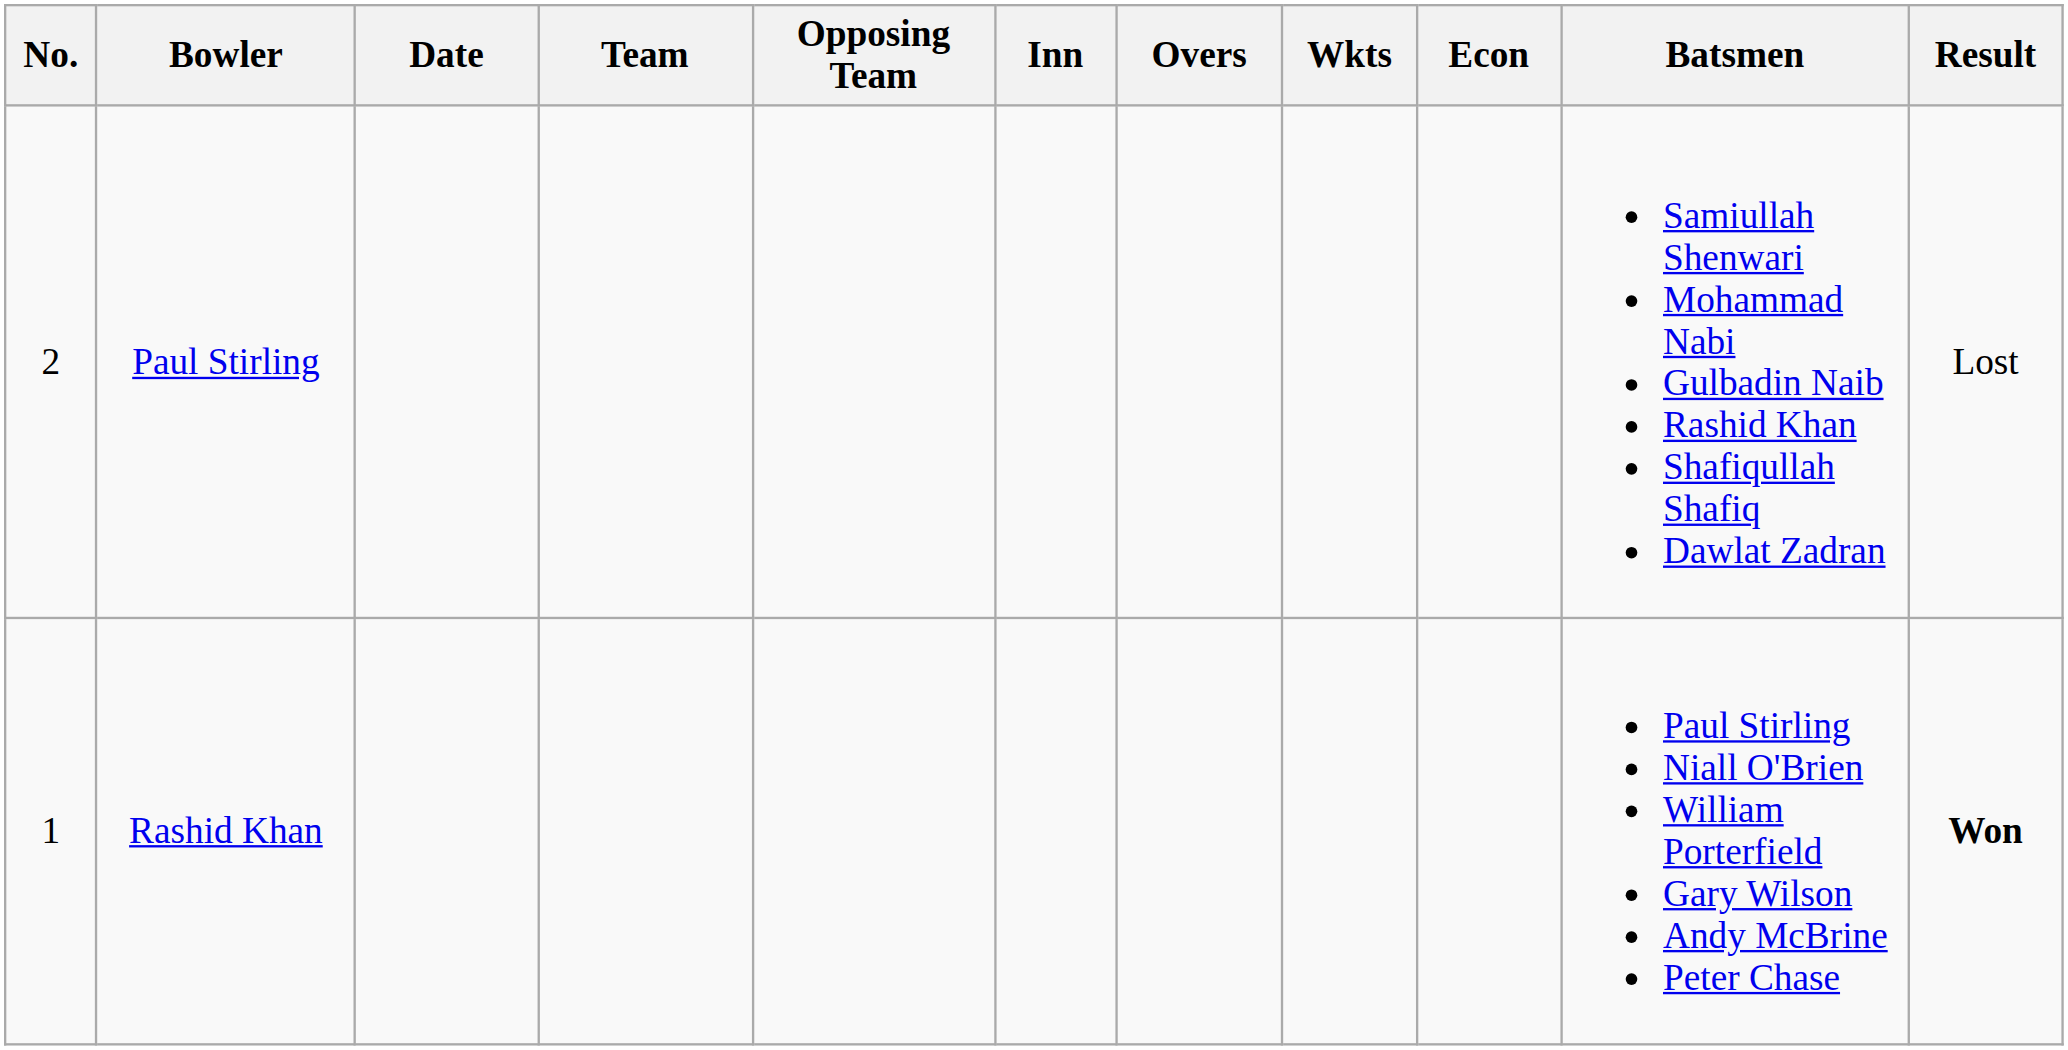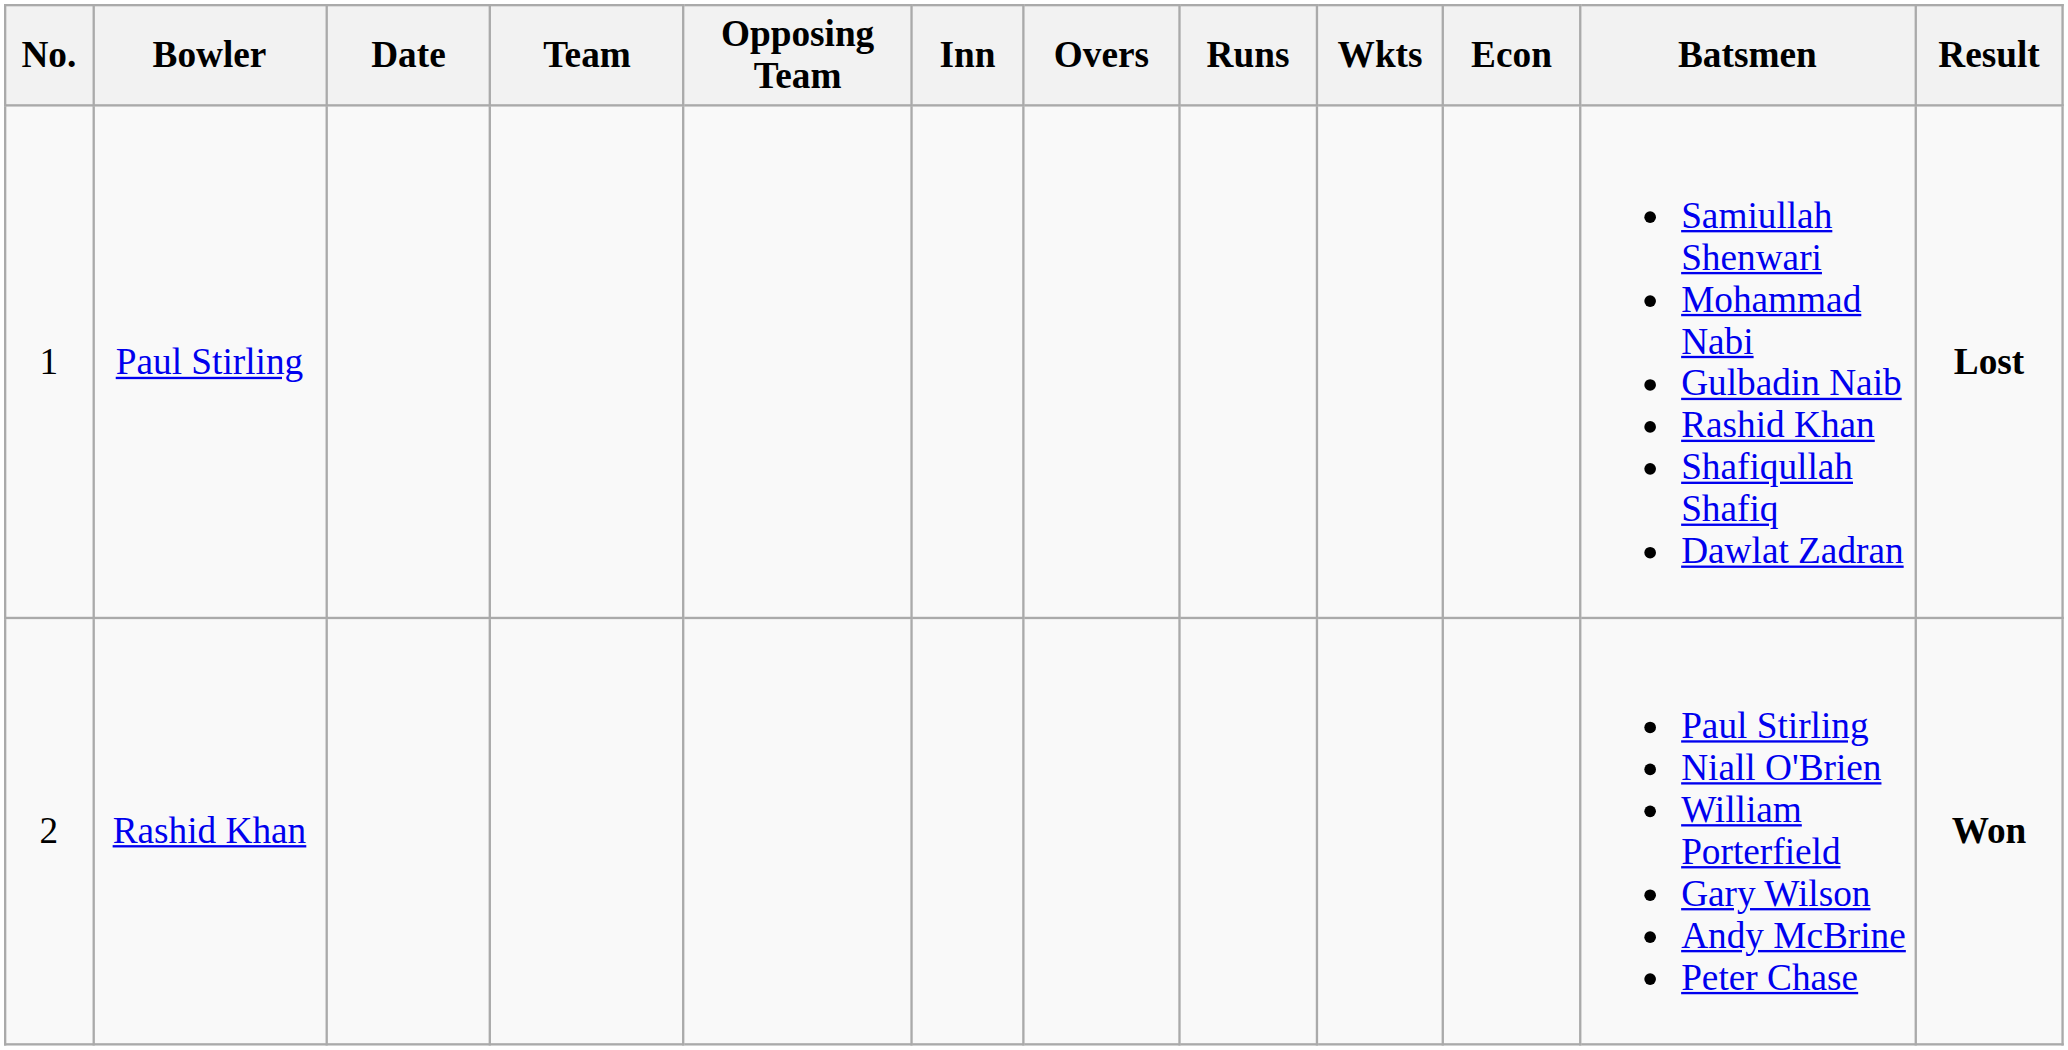+ column: (1248, 55)
(51, 361) 2 -> (49, 361) 1
(1986, 361) normal -> (1989, 361) bold
(51, 830) 1 -> (49, 830) 2
